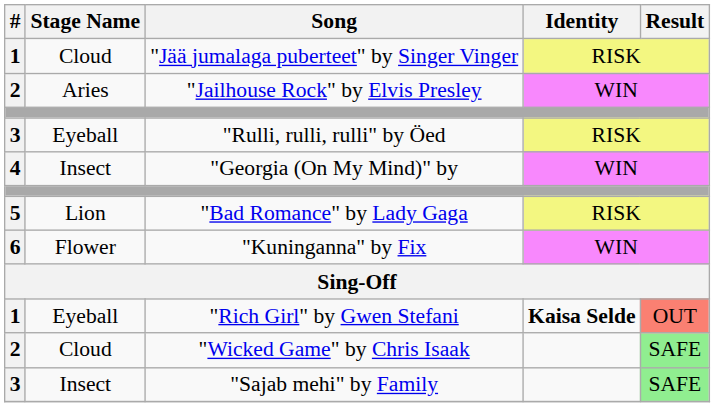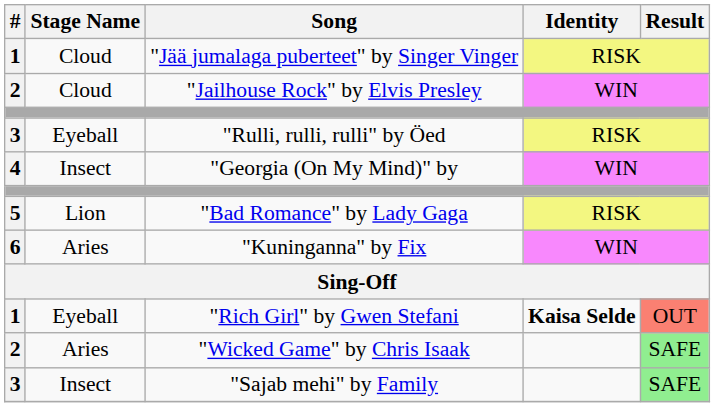(85, 90) Aries -> (85, 90) Cloud
(85, 247) Flower -> (85, 247) Aries
(85, 349) Cloud -> (85, 349) Aries
